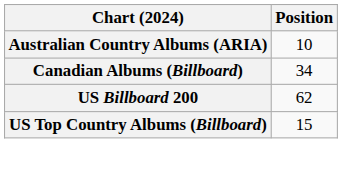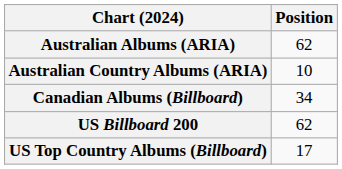+ row: (138, 44)
(304, 124) 15 -> (304, 151) 17
